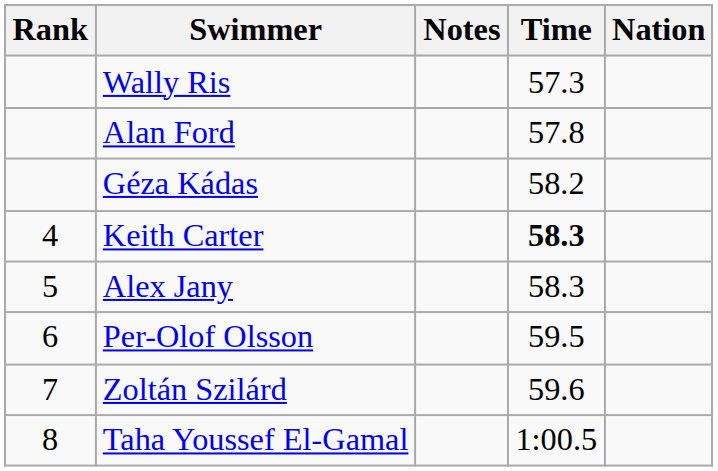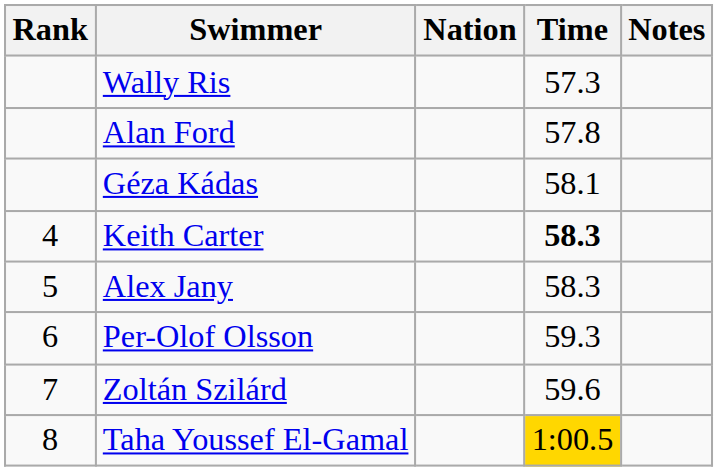columns swapped: (659, 30) <-> (462, 30)
(556, 183) 58.2 -> (572, 183) 58.1
(556, 337) 59.5 -> (572, 337) 59.3
(556, 440) no background -> (572, 440) gold background
